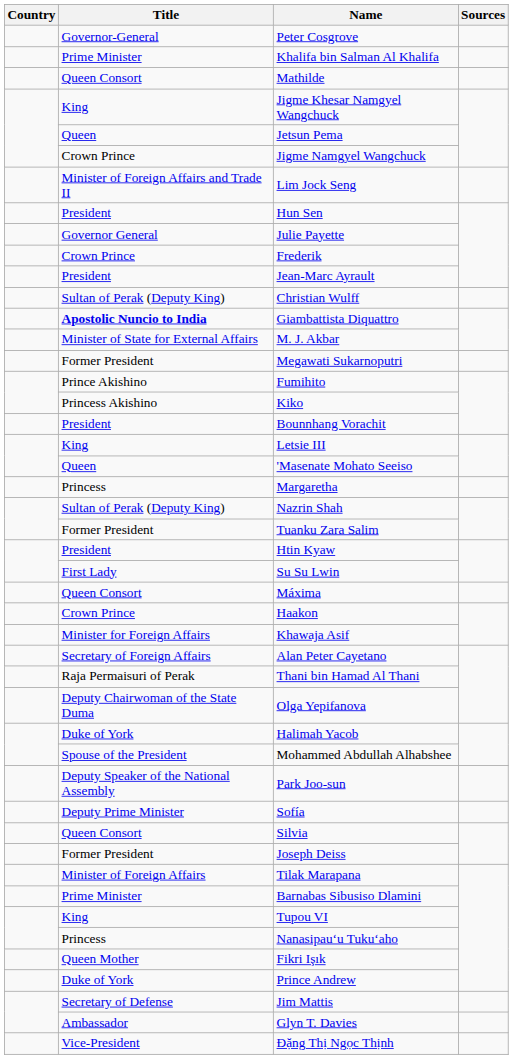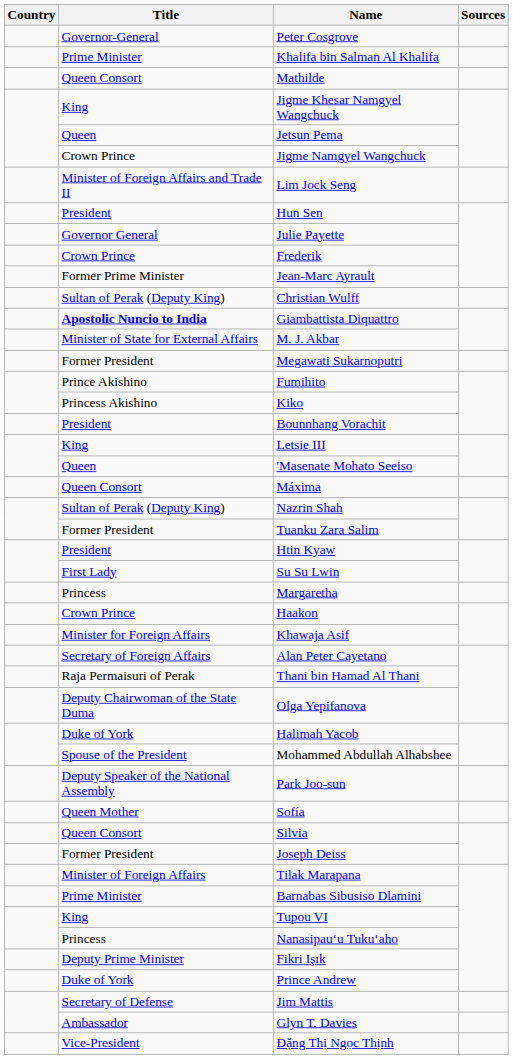(86, 276) President -> (123, 276) Former Prime Minister
rows swapped: (307, 487) <-> (299, 592)
(123, 811) Deputy Prime Minister -> (100, 811) Queen Mother
(100, 959) Queen Mother -> (123, 959) Deputy Prime Minister
